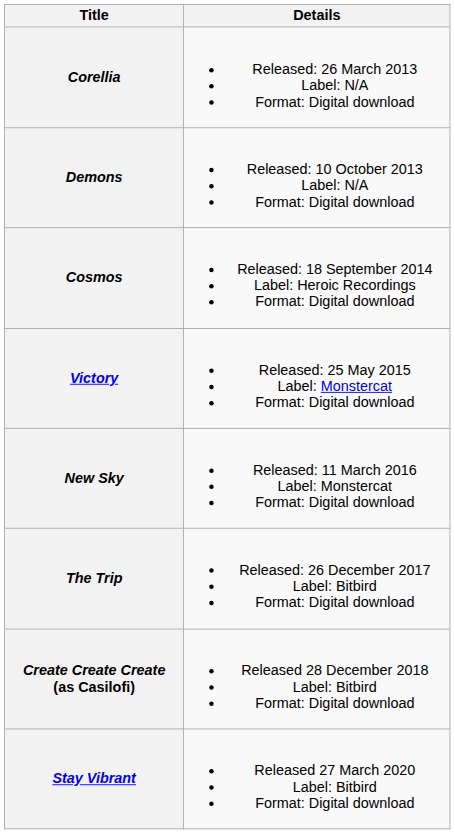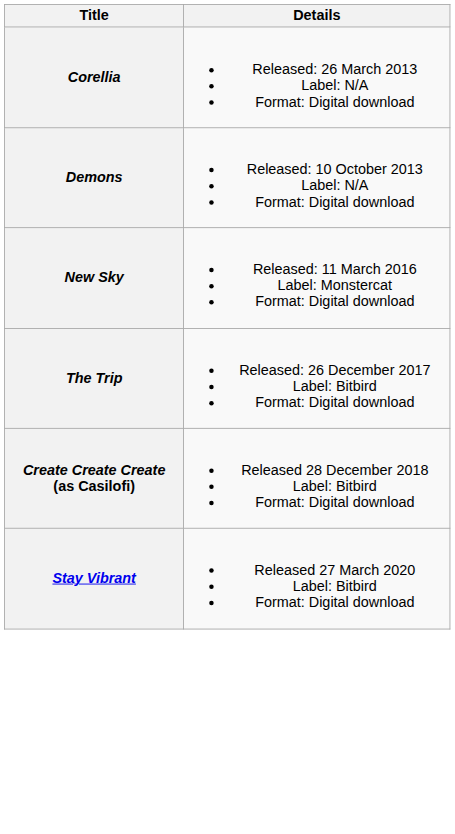- row: (94, 277)
- row: (94, 378)
